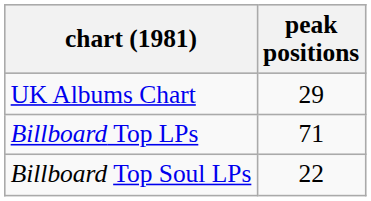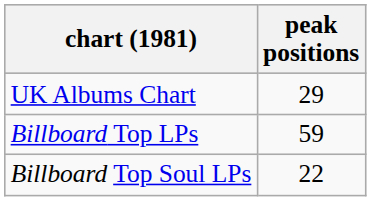(311, 133) 71 -> (311, 133) 59
